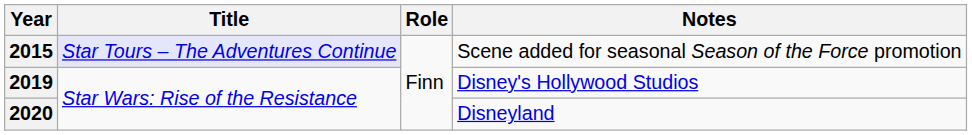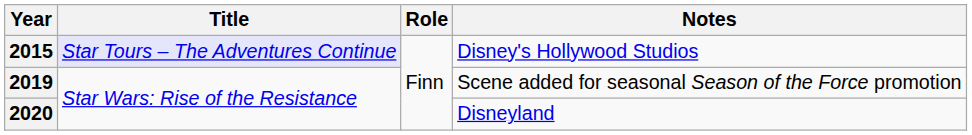(709, 51) Scene added for seasonal Season of the Force promotion -> (578, 51) Disney's Hollywood Studios
(578, 82) Disney's Hollywood Studios -> (709, 82) Scene added for seasonal Season of the Force promotion
